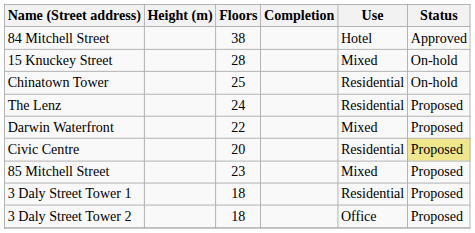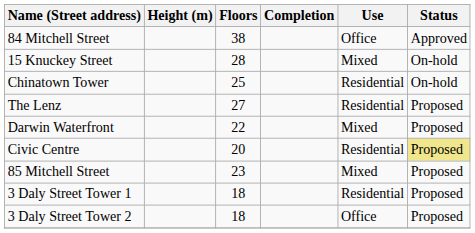(357, 37) Hotel -> (359, 37) Office
(238, 104) 24 -> (238, 104) 27
